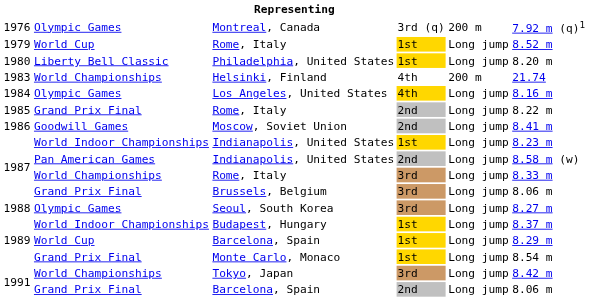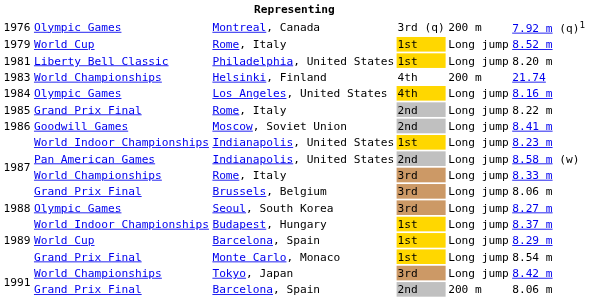(17, 61) 1980 -> (17, 61) 1981
(478, 290) Long jump -> (465, 290) 200 m
